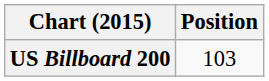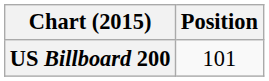(219, 57) 103 -> (219, 57) 101
